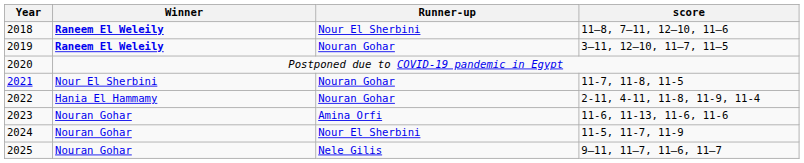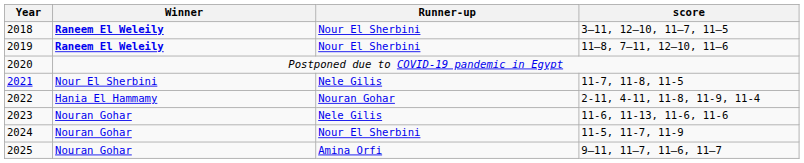(655, 30) 11–8, 7–11, 12–10, 11–6 -> (655, 30) 3–11, 12–10, 11–7, 11–5
(357, 48) Nouran Gohar -> (369, 48) Nour El Sherbini
(655, 48) 3–11, 12–10, 11–7, 11–5 -> (655, 48) 11–8, 7–11, 12–10, 11–6
(357, 82) Nouran Gohar -> (350, 82) Nele Gilis
(350, 116) Amina Orfi -> (350, 116) Nele Gilis
(350, 151) Nele Gilis -> (350, 151) Amina Orfi
